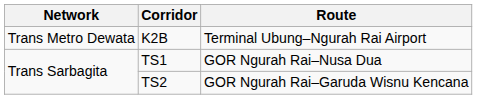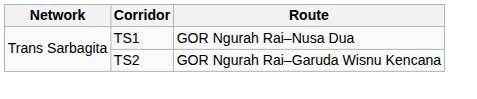- row: (155, 37)
